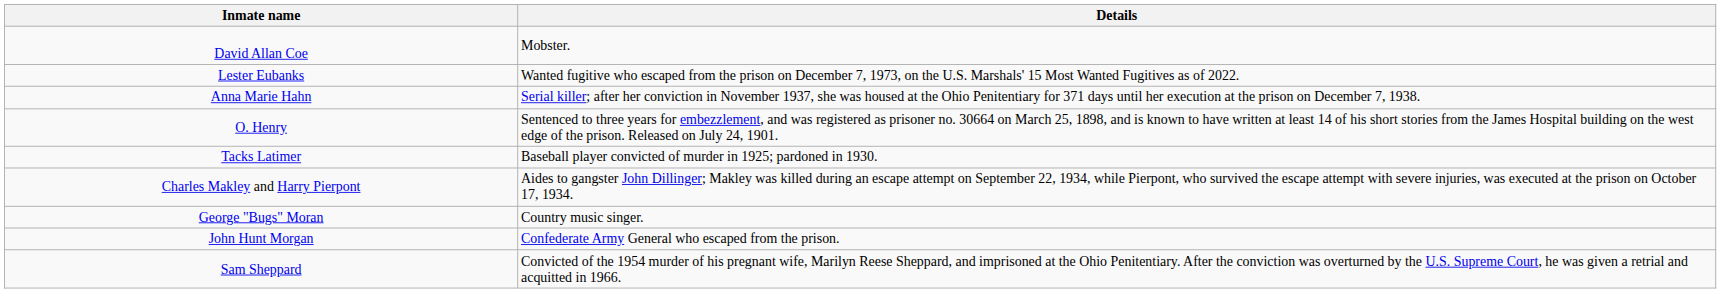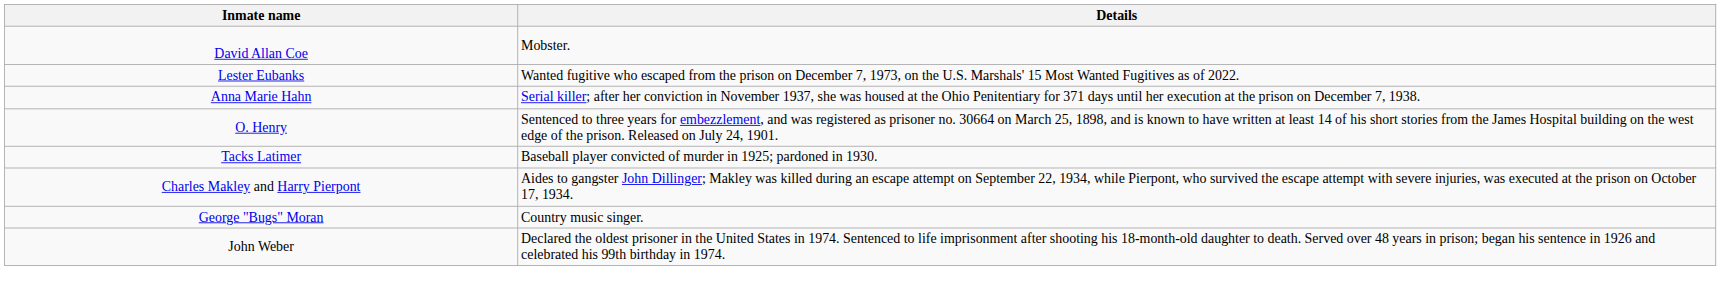- row: (261, 239)
- row: (261, 269)
+ row: (261, 246)
